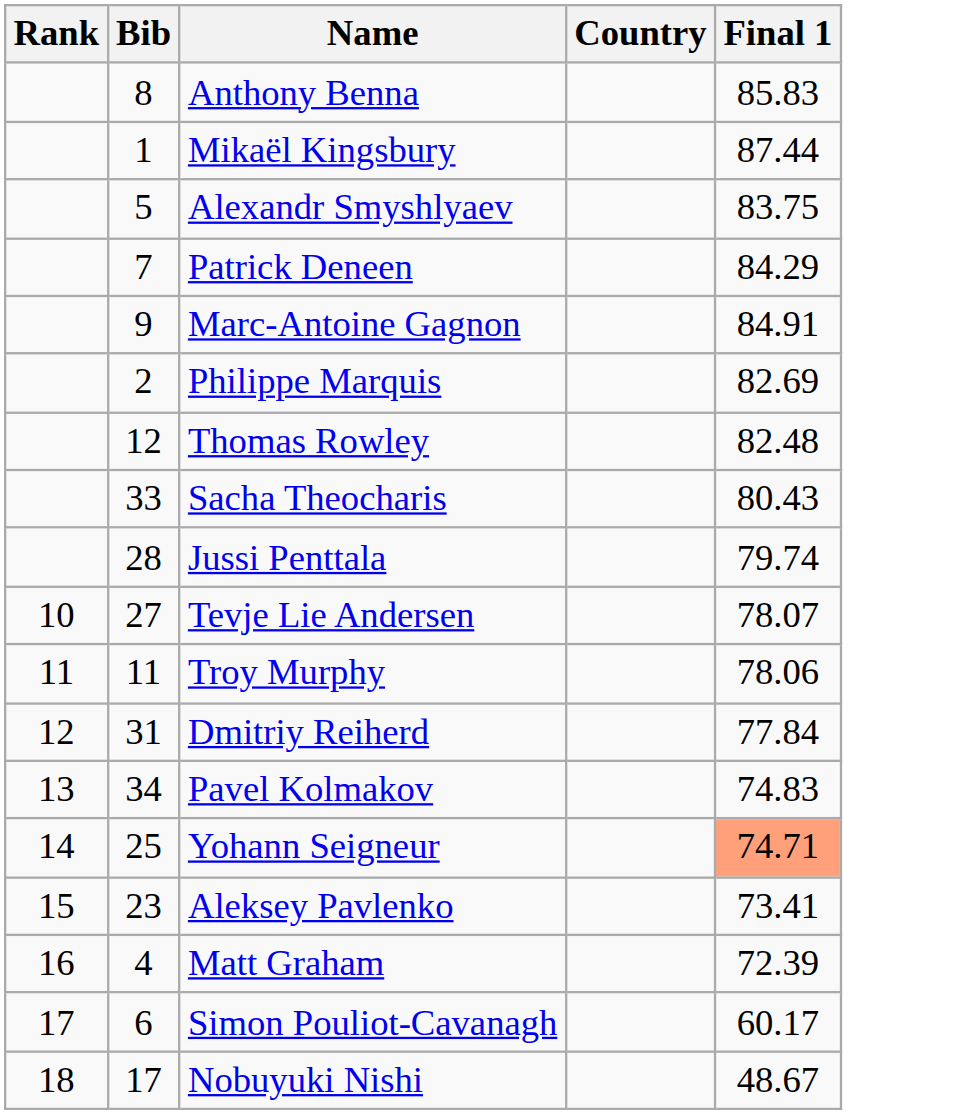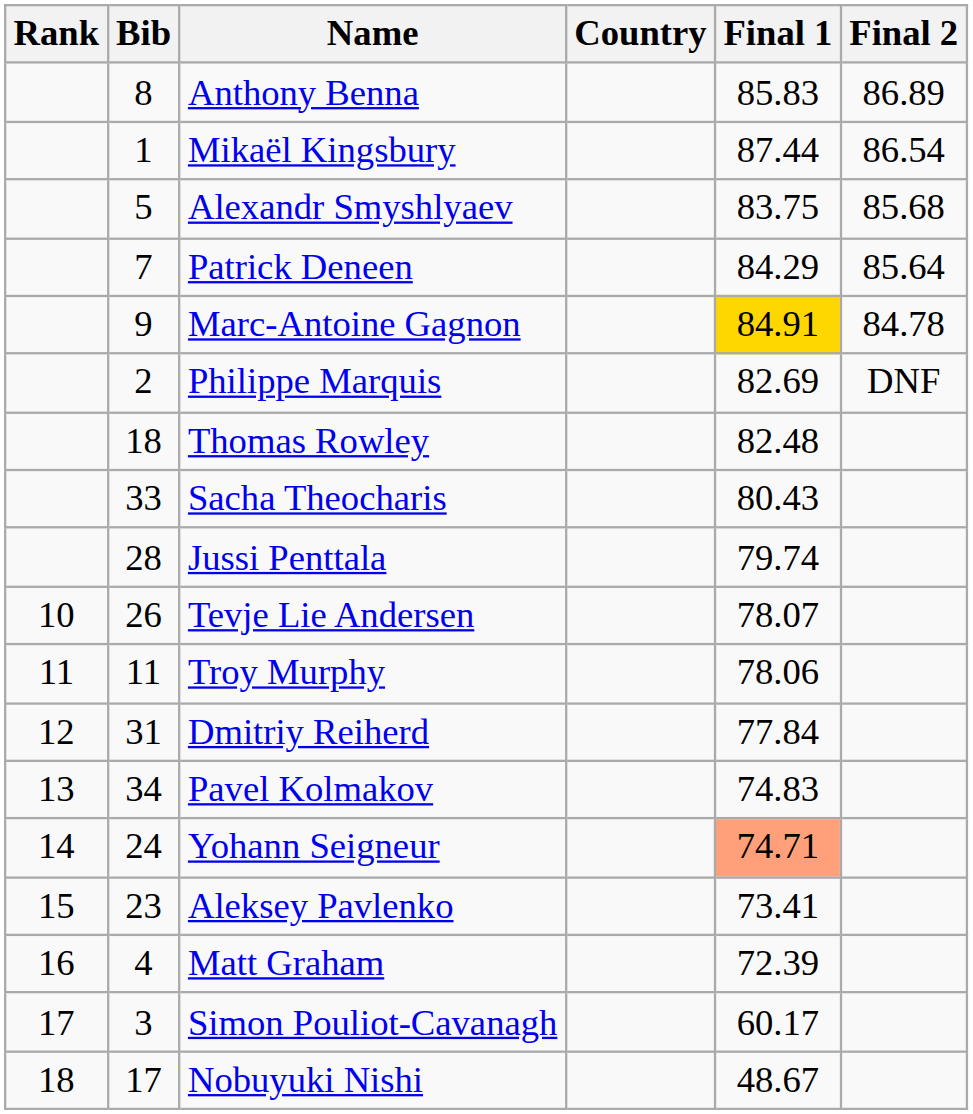+ column: (904, 33)
(778, 324) no background -> (778, 324) gold background
(144, 440) 12 -> (144, 440) 18
(144, 614) 27 -> (144, 614) 26
(144, 847) 25 -> (144, 847) 24
(144, 1021) 6 -> (144, 1021) 3
